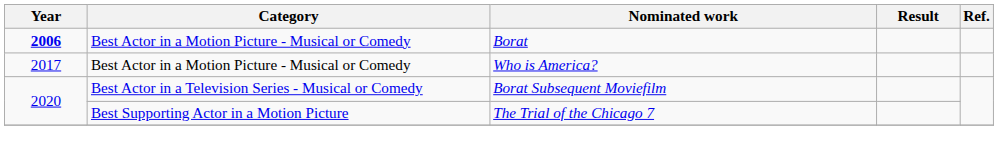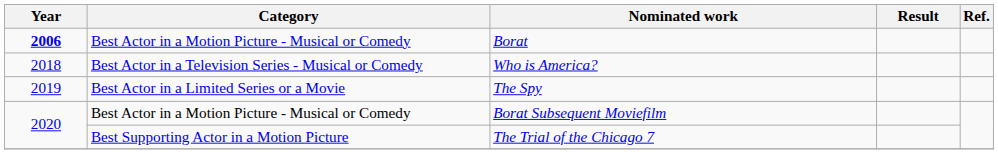(46, 64) 2017 -> (46, 64) 2018
(251, 64) Best Actor in a Motion Picture - Musical or Comedy -> (257, 64) Best Actor in a Television Series - Musical or Comedy
+ row: (517, 88)
(257, 88) Best Actor in a Television Series - Musical or Comedy -> (251, 112) Best Actor in a Motion Picture - Musical or Comedy
